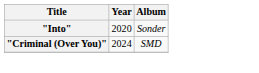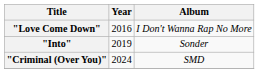+ row: (57, 28)
(122, 28) 2020 -> (122, 44) 2019
